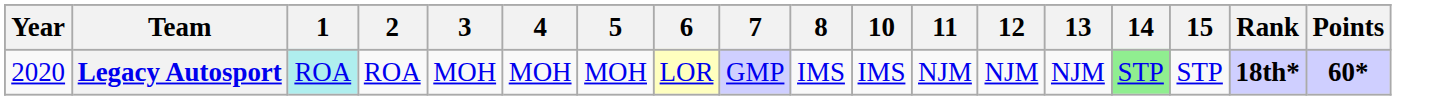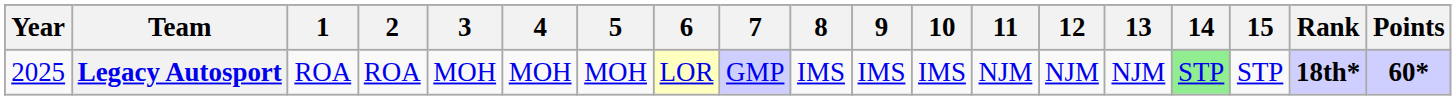+ column: (881, 27)
(38, 71) 2020 -> (38, 71) 2025
(323, 71) paleturquoise background -> (323, 71) no background
